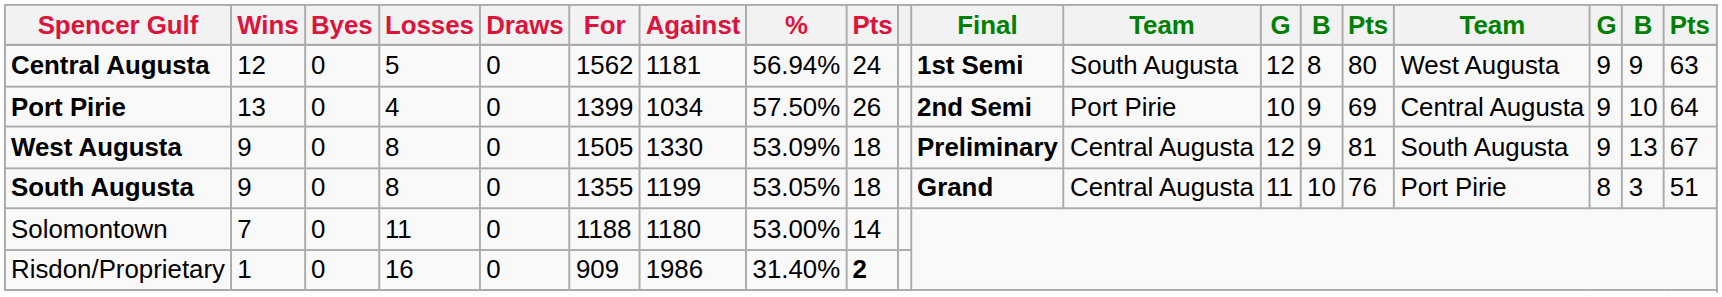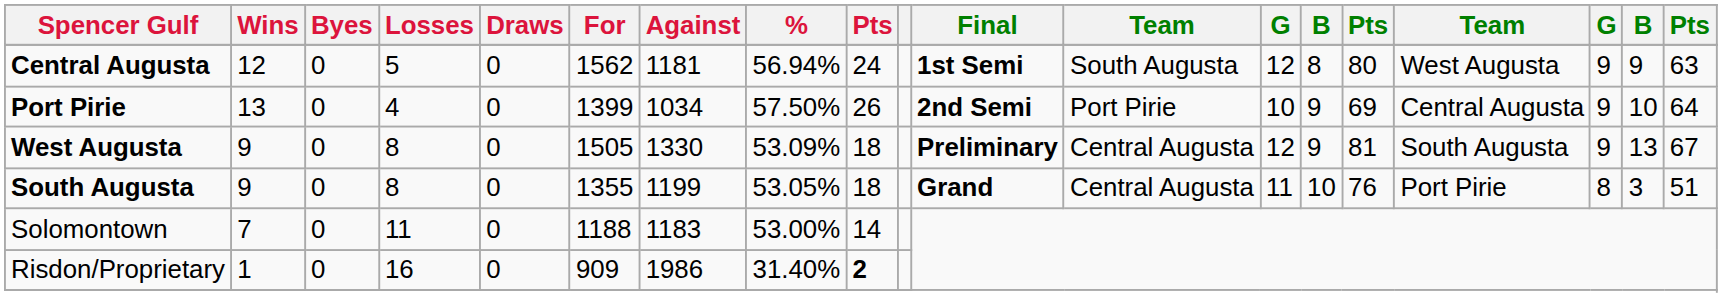(673, 229) 1180 -> (673, 229) 1183
